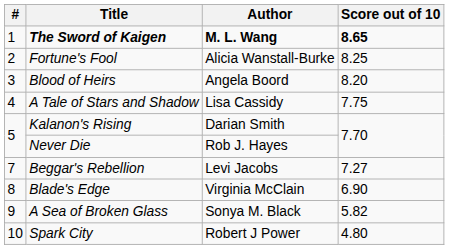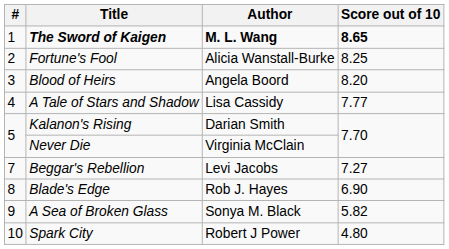(354, 102) 7.75 -> (354, 102) 7.77
(246, 146) Rob J. Hayes -> (255, 146) Virginia McClain
(255, 189) Virginia McClain -> (246, 189) Rob J. Hayes
